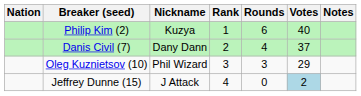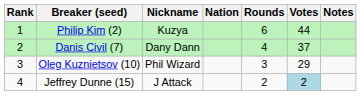columns swapped: (226, 13) <-> (24, 13)
(304, 30) 40 -> (304, 30) 44
(264, 82) 0 -> (264, 82) 2
